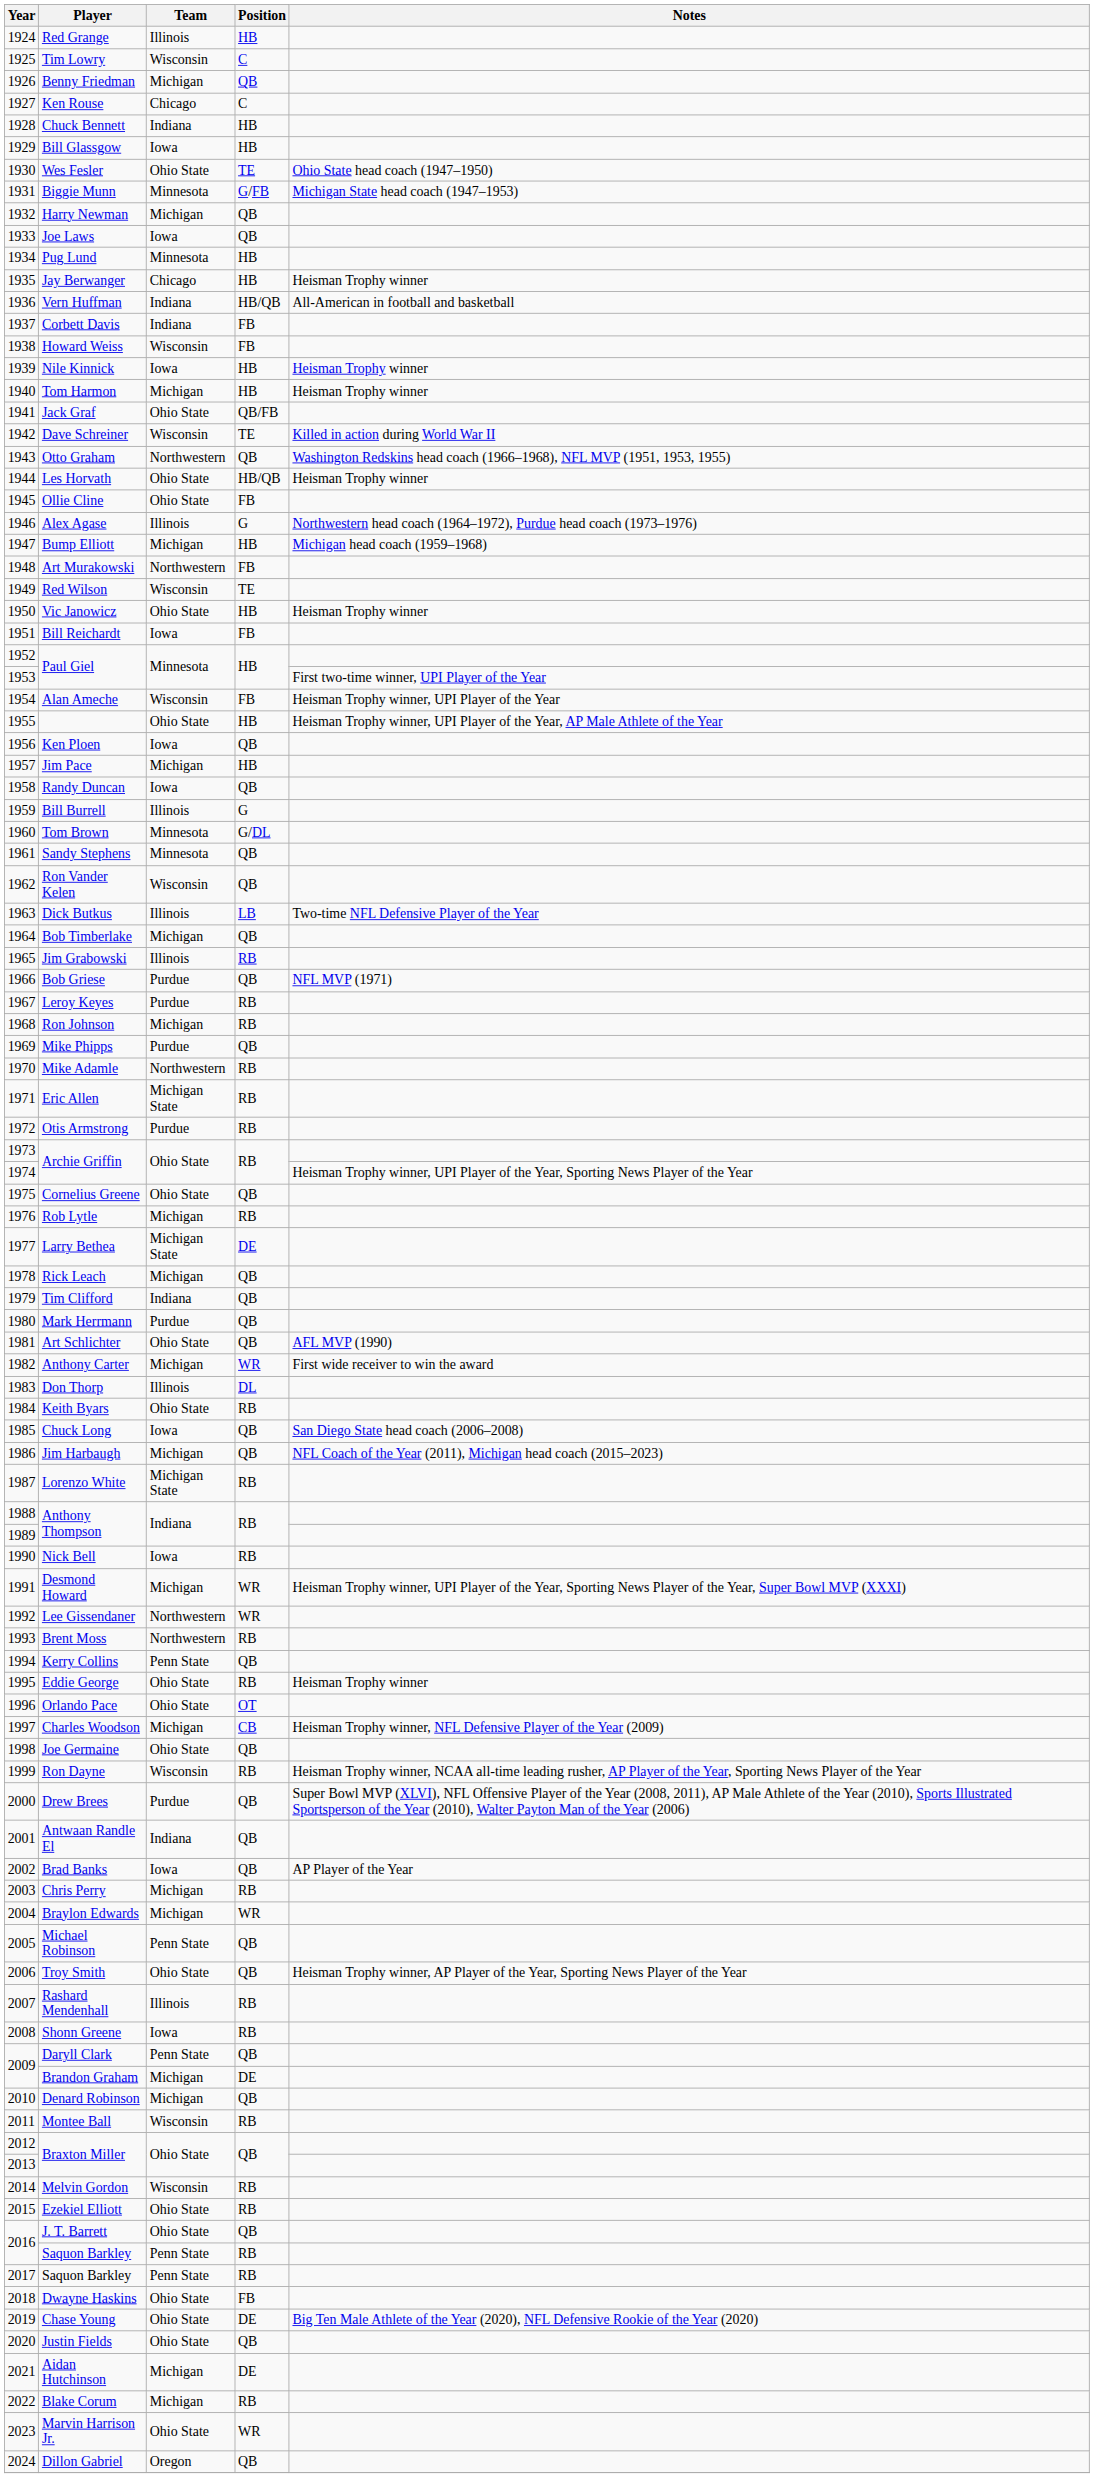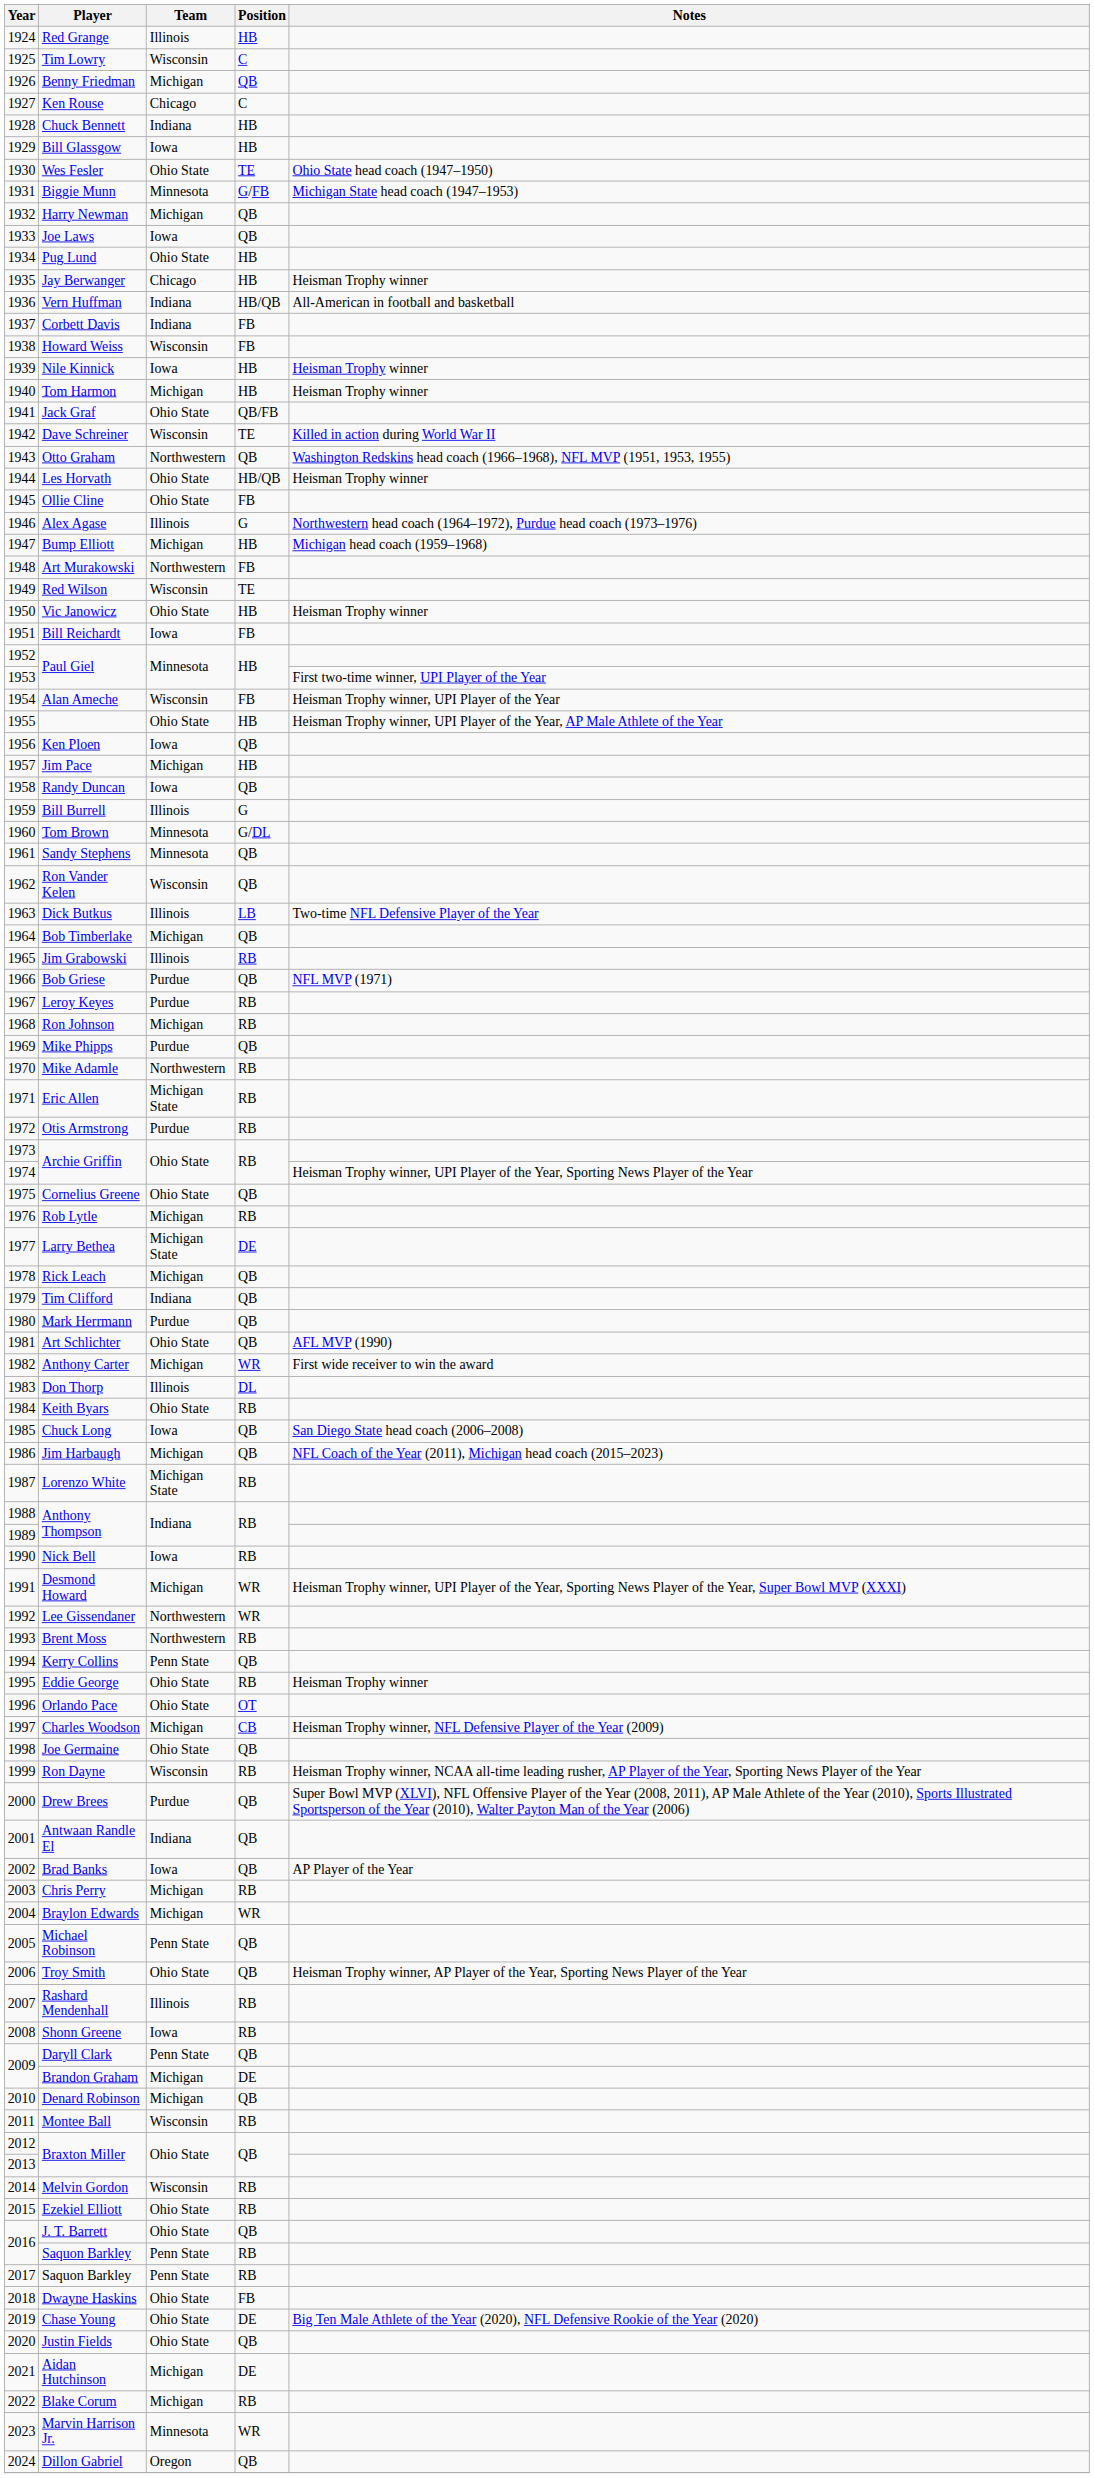(179, 258) Minnesota -> (179, 258) Ohio State
(179, 2431) Ohio State -> (179, 2431) Minnesota
